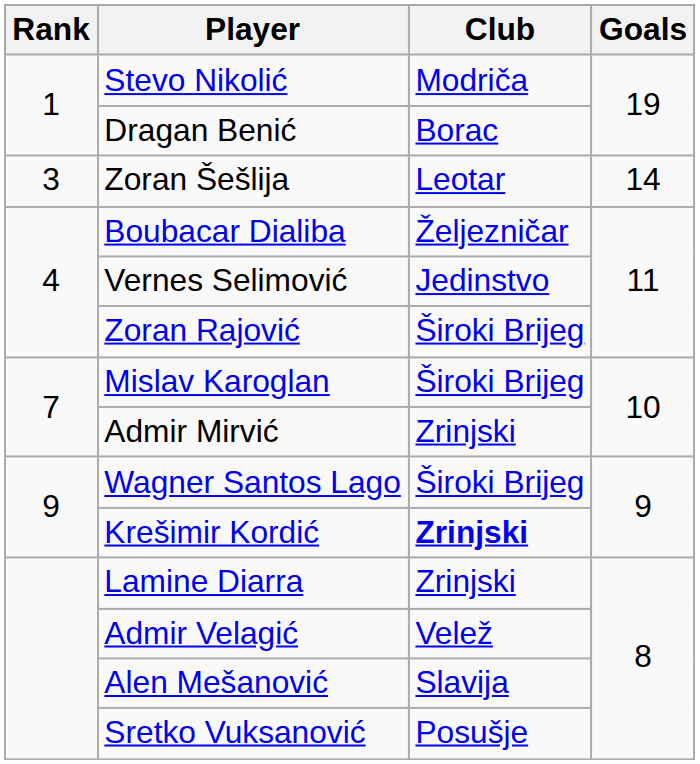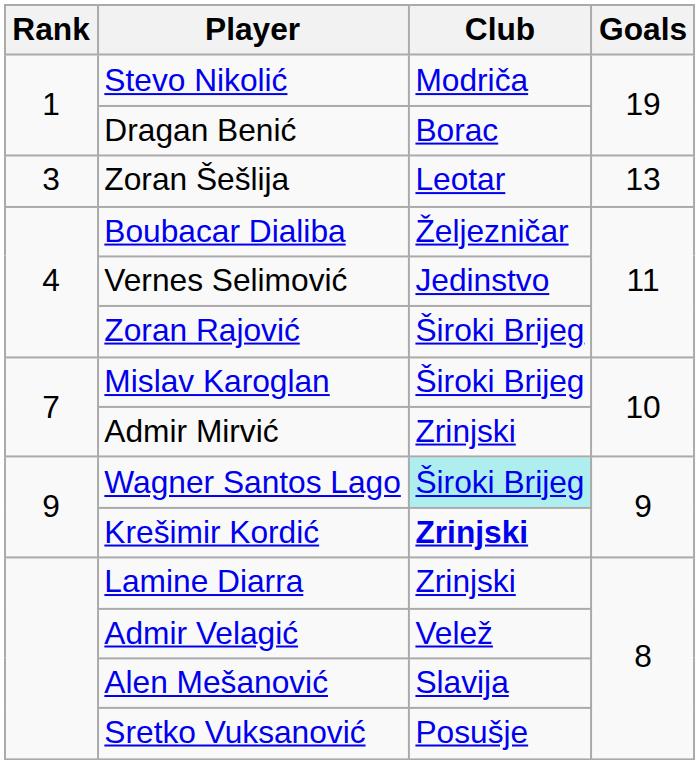(643, 180) 14 -> (643, 180) 13
(500, 481) no background -> (500, 481) paleturquoise background
